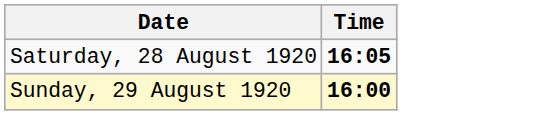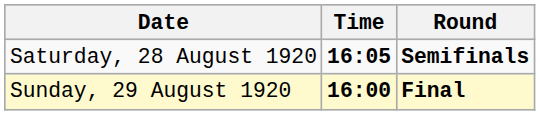+ column: (465, 22)
